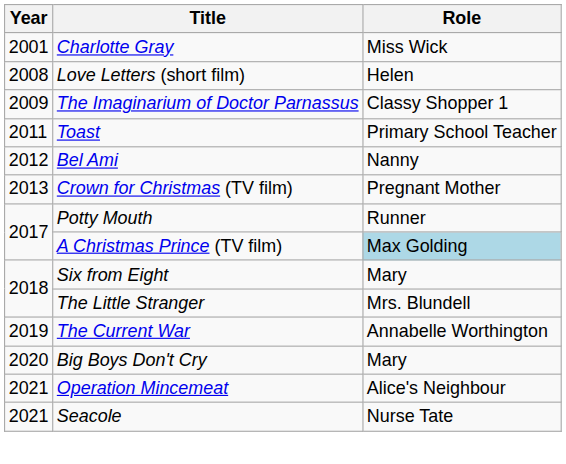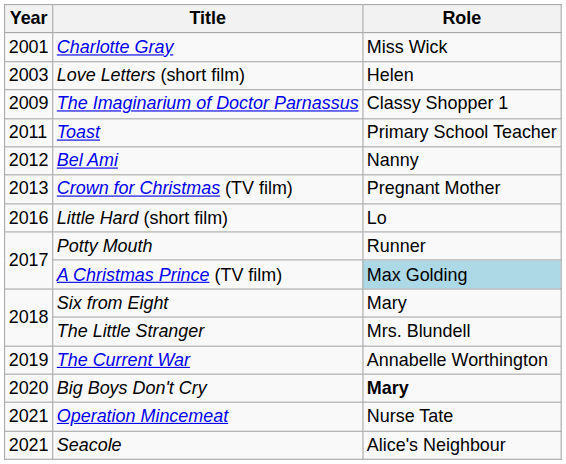(29, 75) 2008 -> (29, 75) 2003
+ row: (142, 217)
(387, 359) normal -> (388, 388) bold
(436, 388) Alice's Neighbour -> (410, 416) Nurse Tate
(410, 416) Nurse Tate -> (436, 445) Alice's Neighbour
